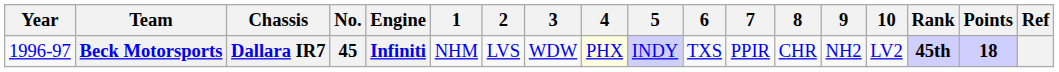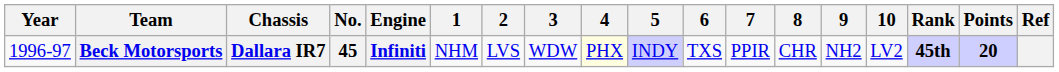(988, 50) 18 -> (988, 50) 20
